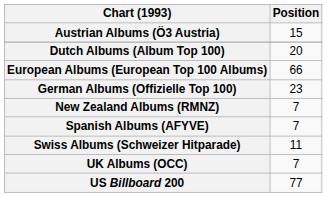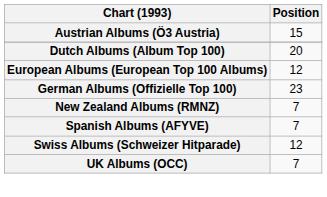(296, 70) 66 -> (296, 70) 12
(296, 145) 11 -> (296, 145) 12
- row: (137, 182)
